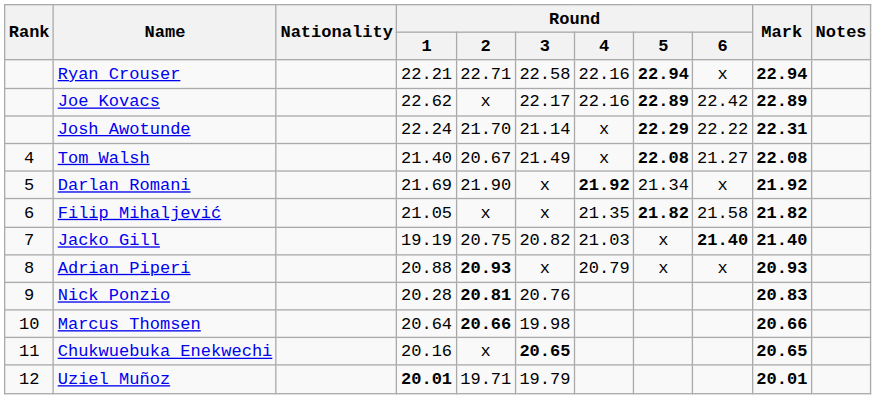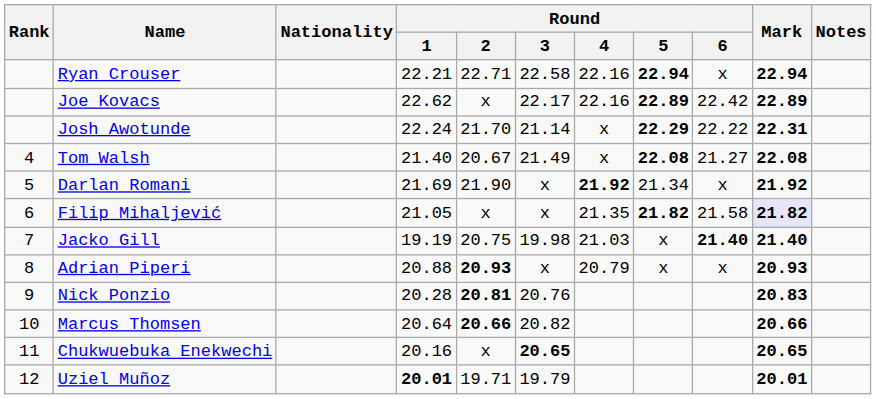(782, 213) no background -> (782, 213) lavender background
(545, 241) 20.82 -> (545, 241) 19.98
(545, 324) 19.98 -> (545, 324) 20.82
